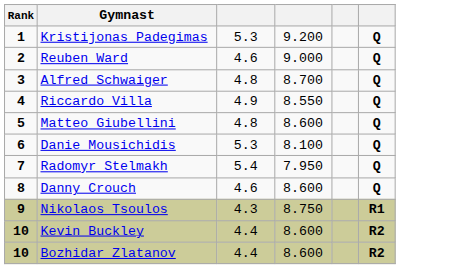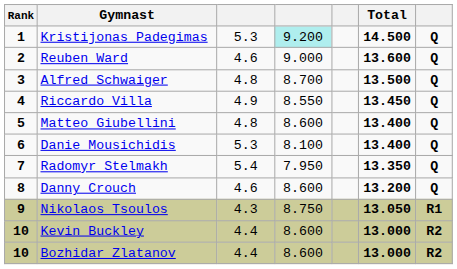+ column: (387, 15)
(303, 37) no background -> (303, 37) paleturquoise background
